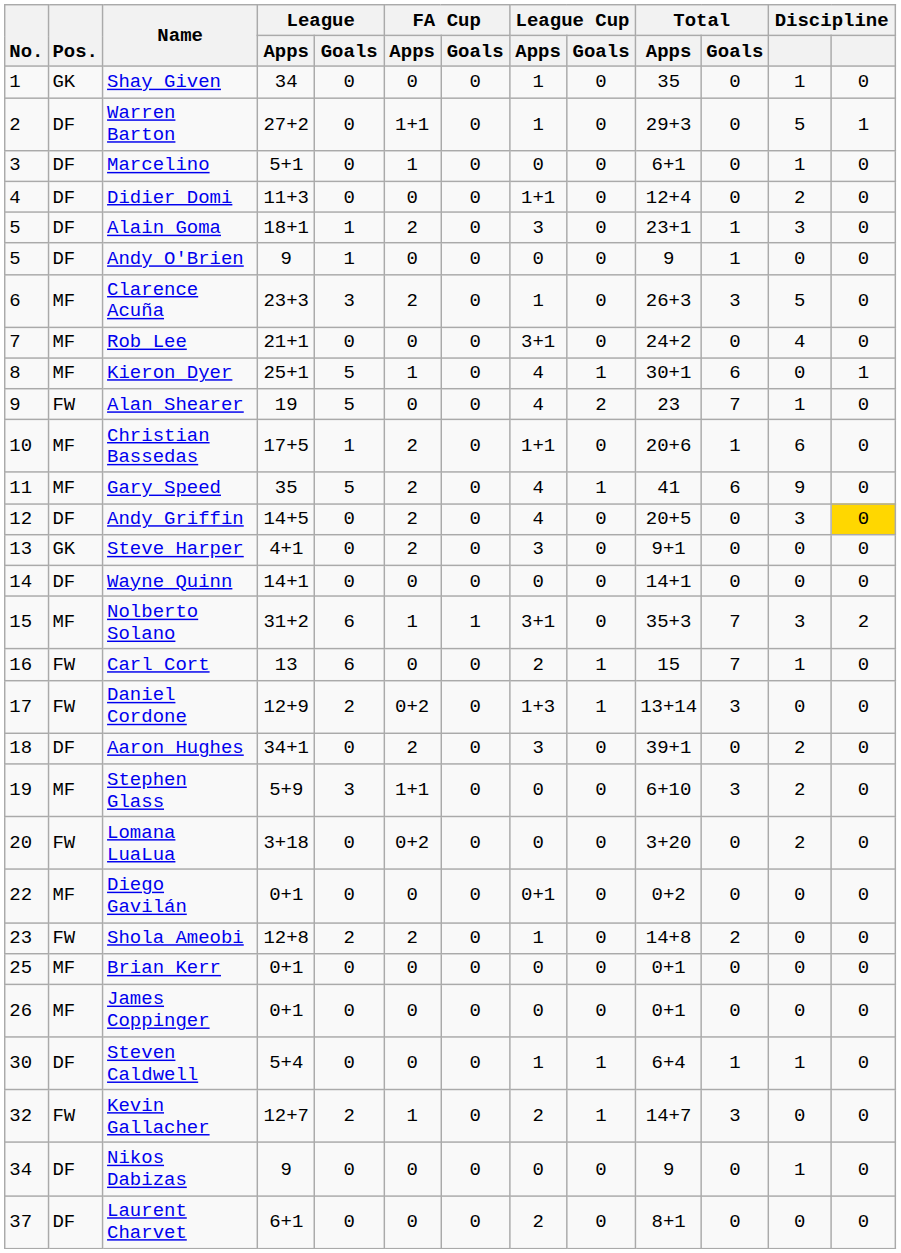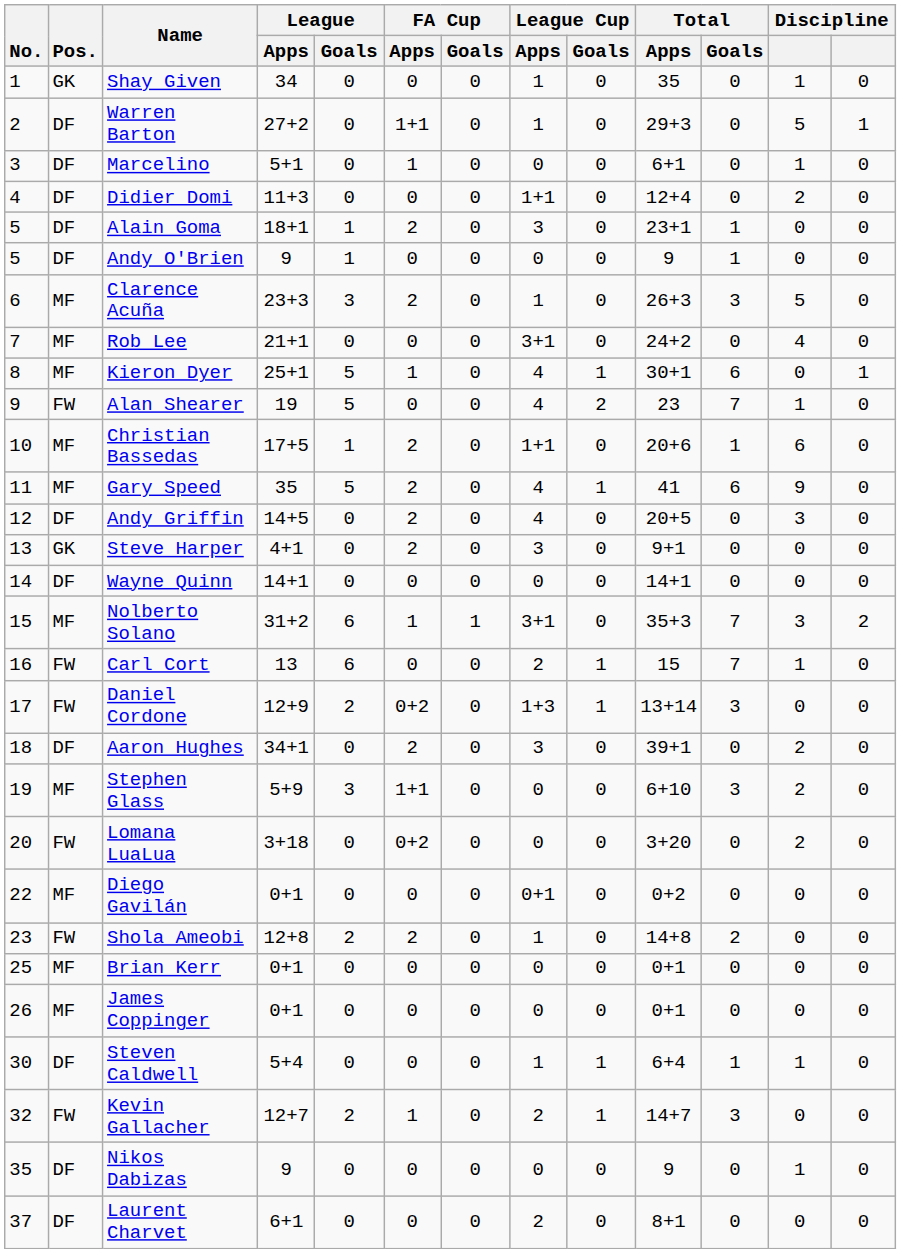(800, 228) 3 -> (800, 228) 0
(863, 519) gold background -> (863, 519) no background
(21, 1169) 34 -> (21, 1169) 35
